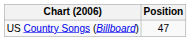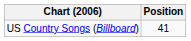(163, 28) 47 -> (163, 28) 41
